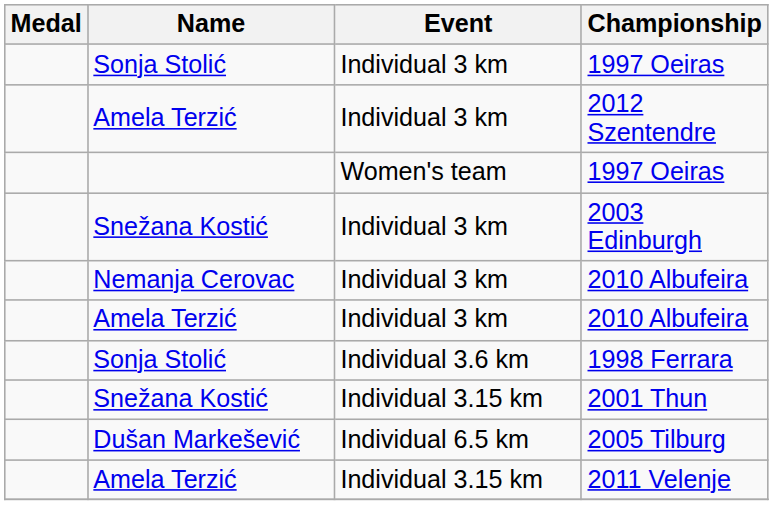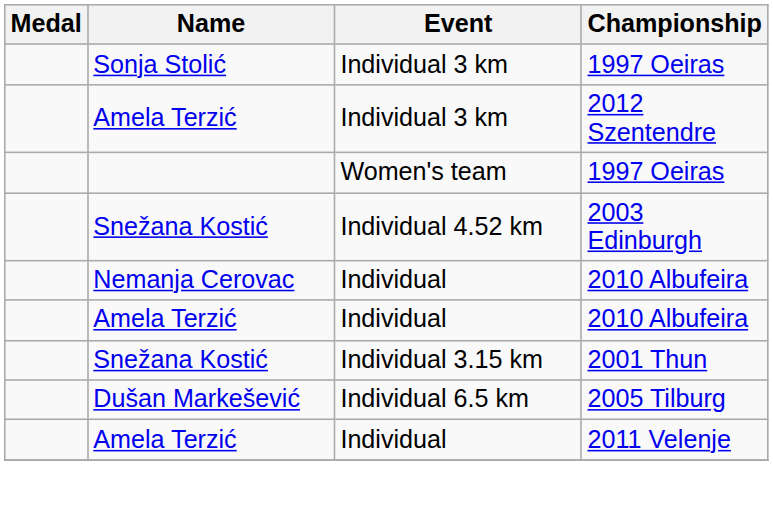(424, 226) Individual 3 km -> (442, 226) Individual 4.52 km
(424, 280) Individual 3 km -> (393, 280) Individual
(424, 319) Individual 3 km -> (393, 319) Individual
- row: (160, 359)
(442, 479) Individual 3.15 km -> (393, 439) Individual
